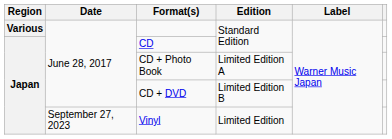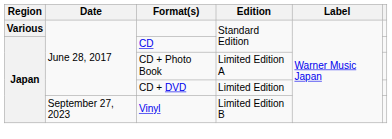(251, 93) Limited Edition B -> (251, 87) Limited Edition
(251, 120) Limited Edition -> (251, 109) Limited Edition B
